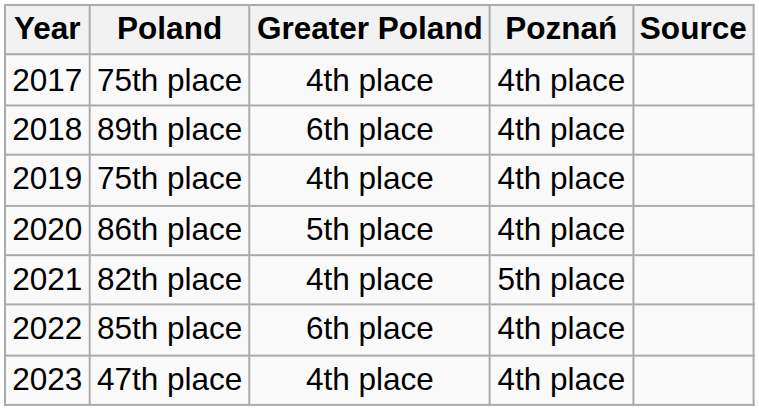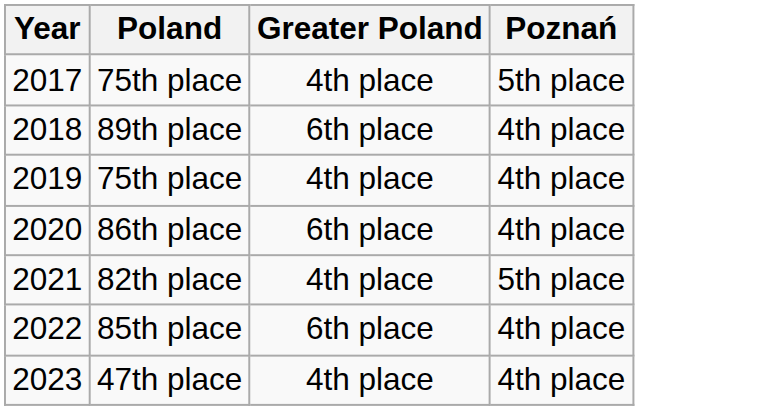- column: (693, 29)
(561, 79) 4th place -> (561, 79) 5th place
(370, 229) 5th place -> (370, 229) 6th place
